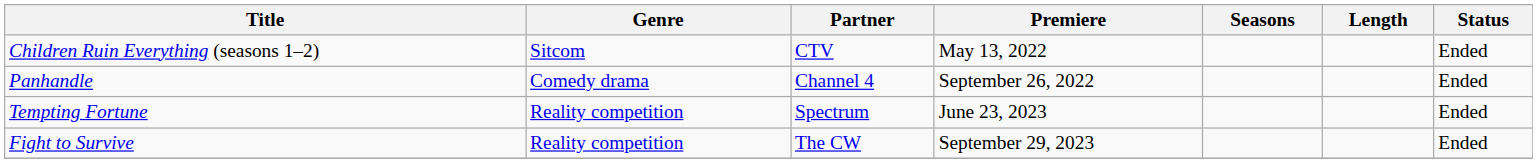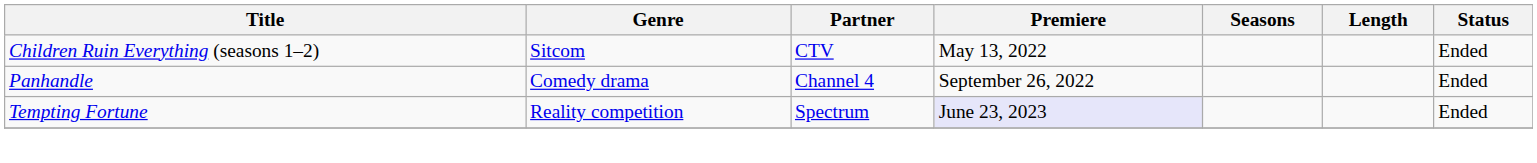(993, 111) no background -> (993, 111) lavender background
- row: (71, 142)
